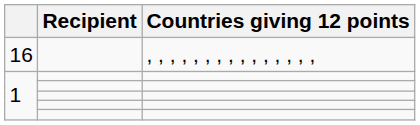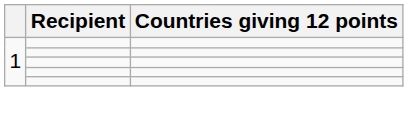- row: (21, 54)
